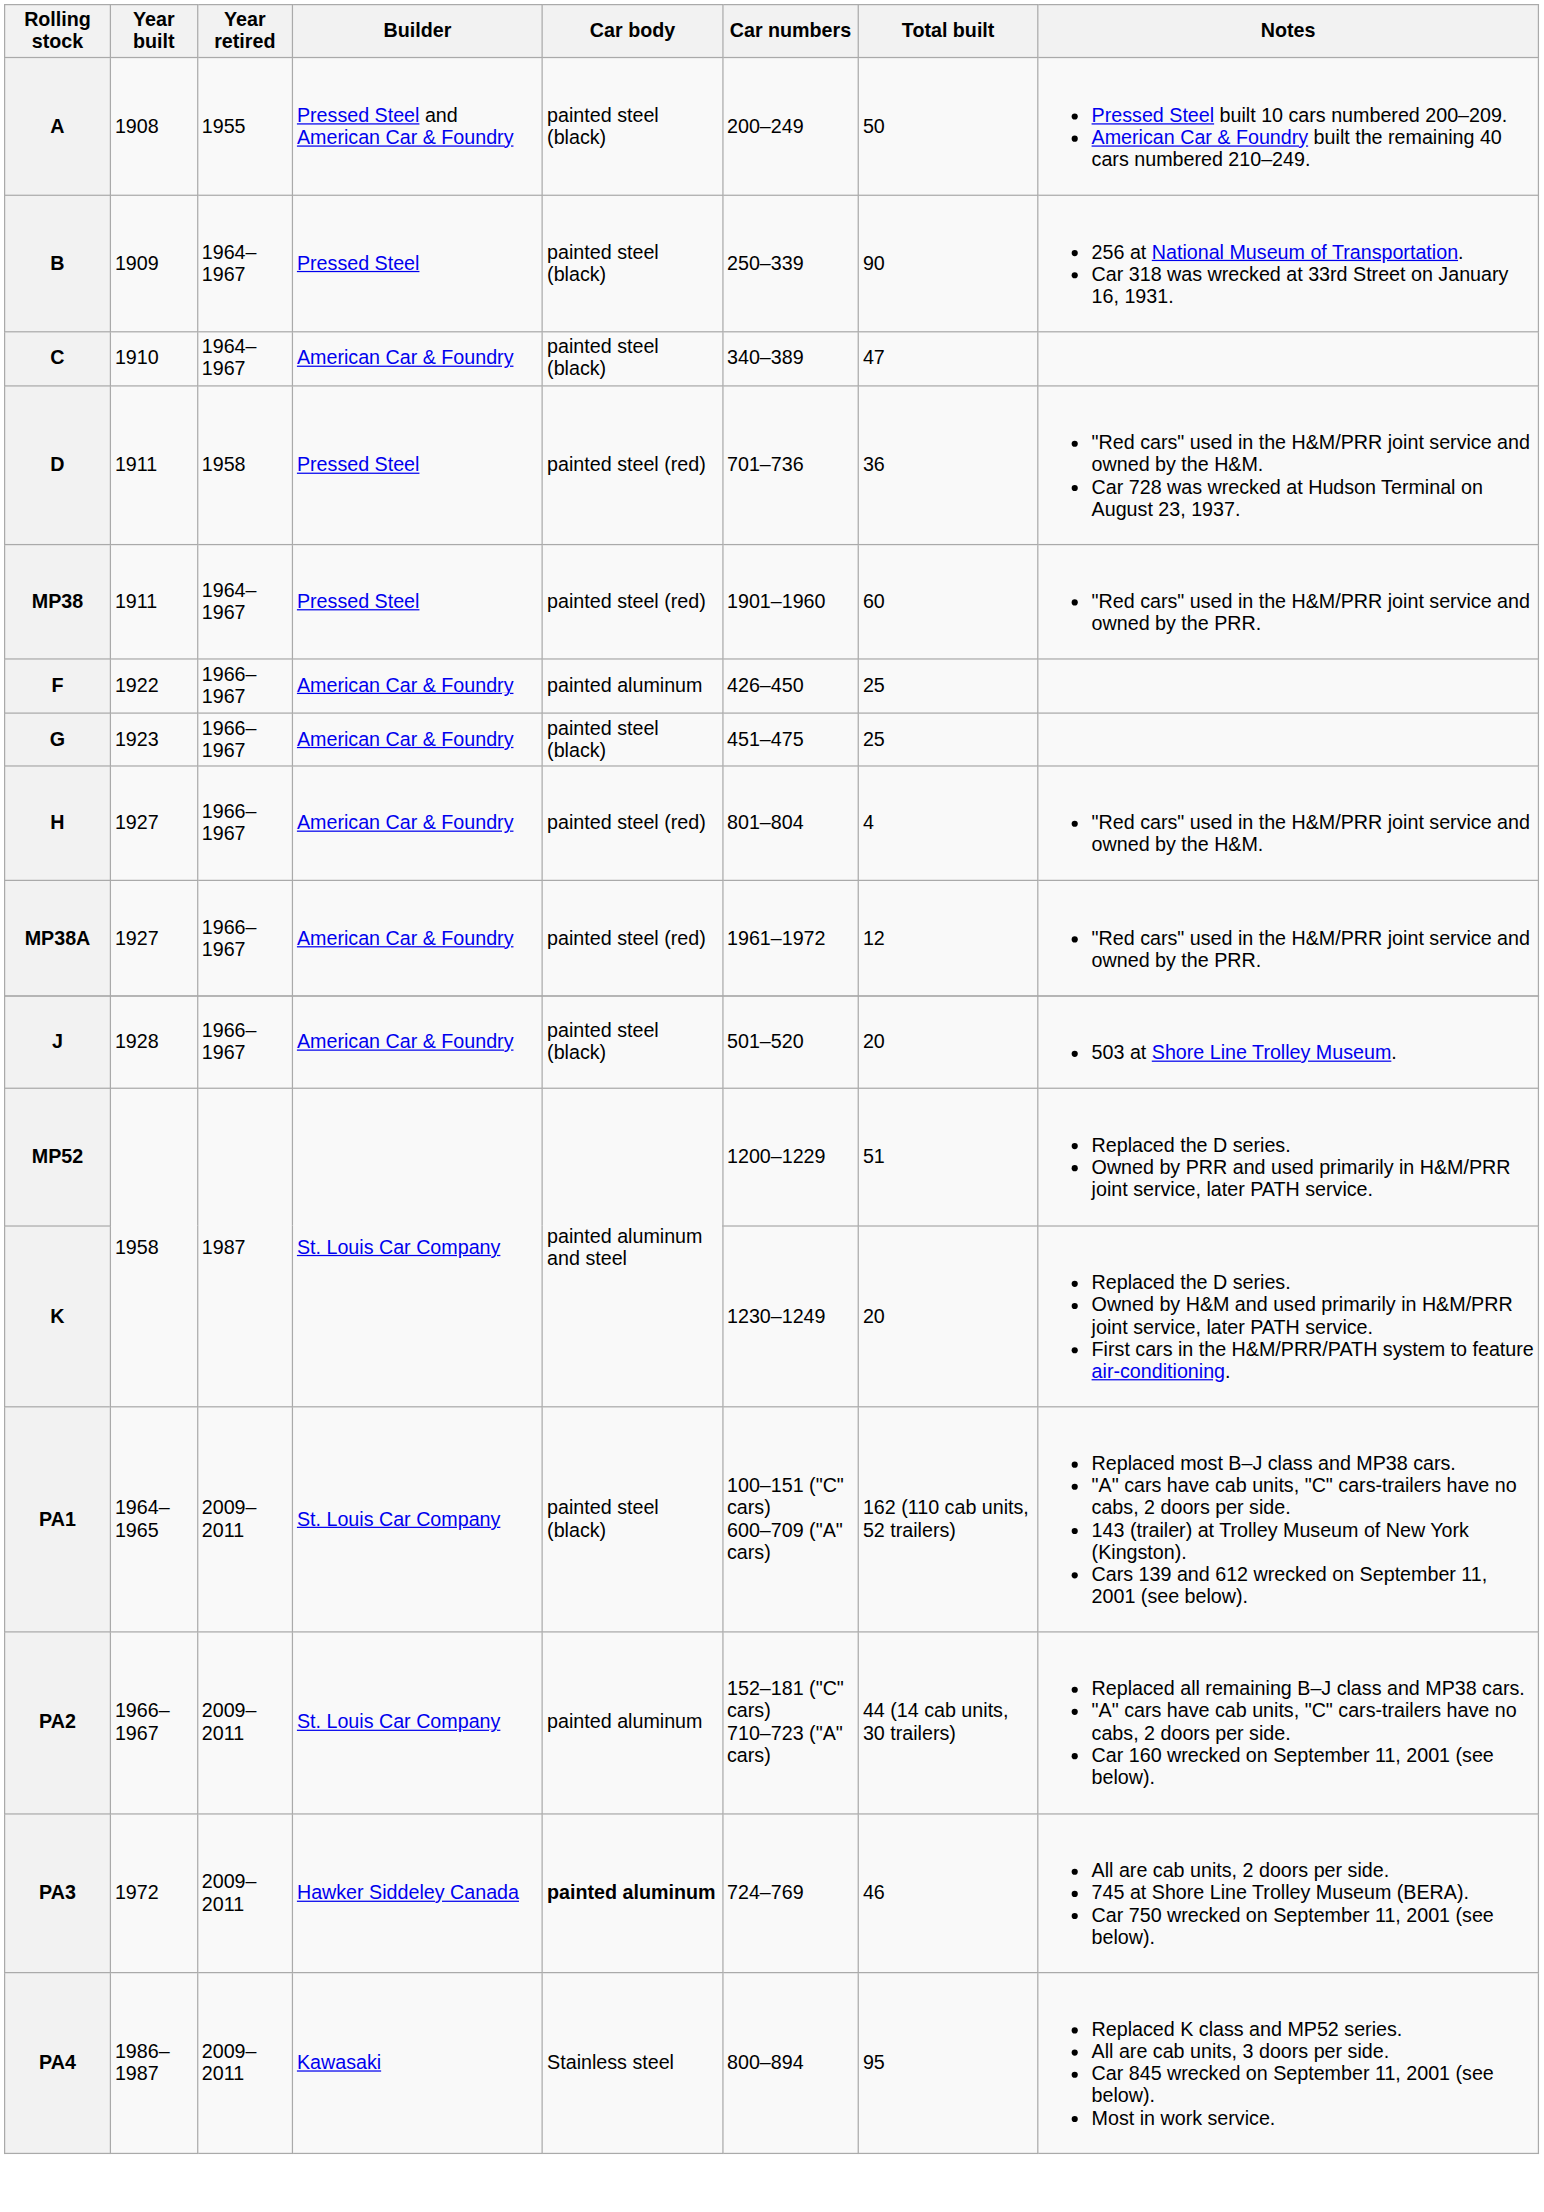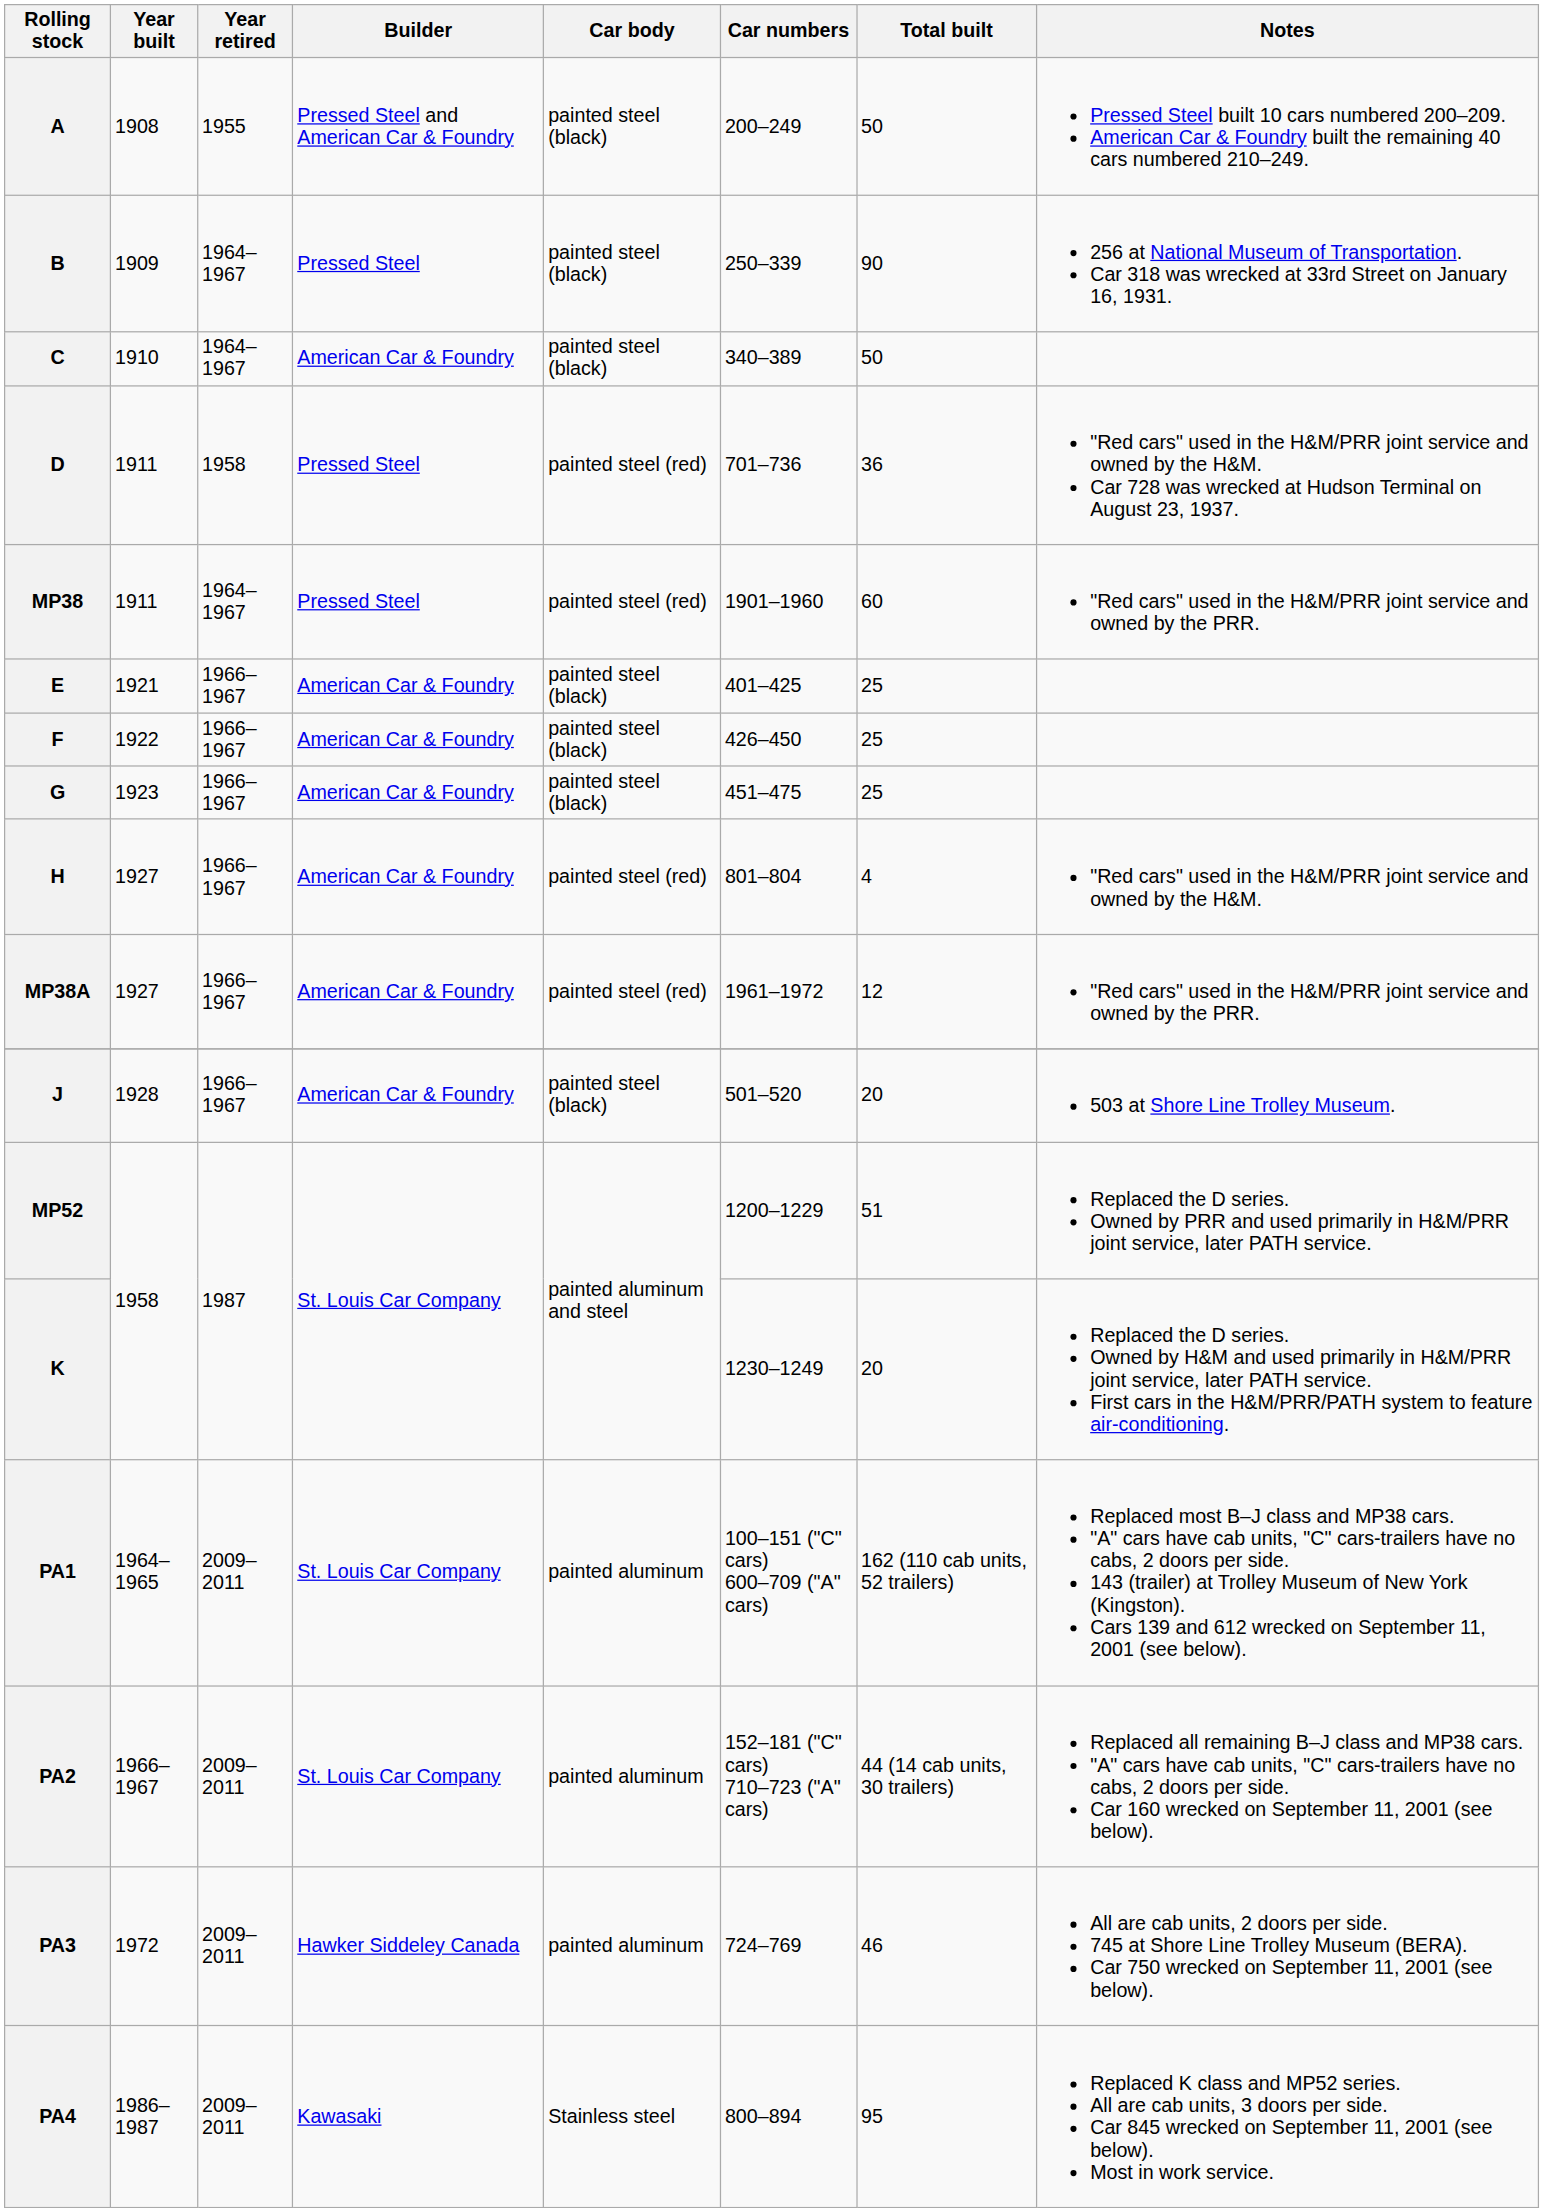(874, 358) 47 -> (872, 358) 50
+ row: (58, 685)
(625, 685) painted aluminum -> (604, 739) painted steel (black)
(603, 1519) painted steel (black) -> (626, 1572) painted aluminum
(631, 1892) bold -> (626, 1946) normal
